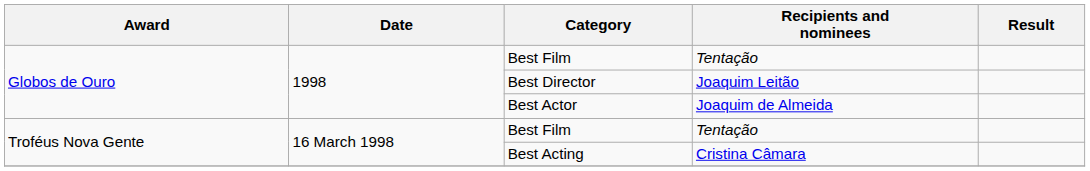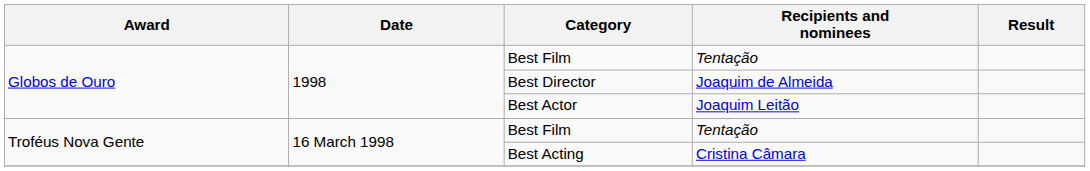(747, 81) Joaquim Leitão -> (764, 81) Joaquim de Almeida
(764, 105) Joaquim de Almeida -> (747, 105) Joaquim Leitão
